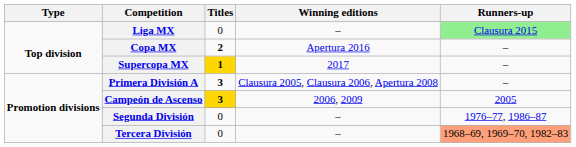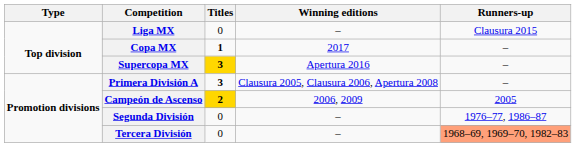(506, 30) lightgreen background -> (506, 30) no background
(220, 47) 2 -> (220, 47) 1
(338, 47) Apertura 2016 -> (338, 47) 2017
(220, 64) 1 -> (220, 64) 3
(338, 64) 2017 -> (338, 64) Apertura 2016
(220, 99) 3 -> (220, 99) 2
